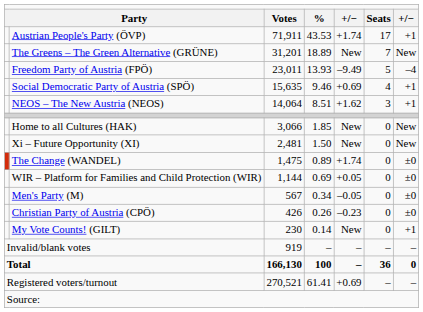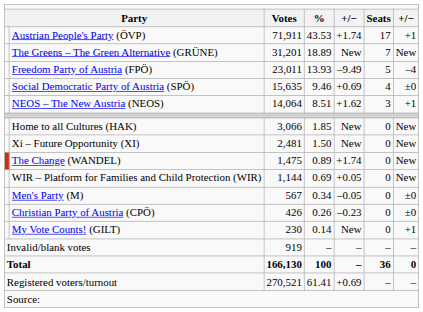(410, 87) +1 -> (411, 87) ±0
(411, 161) ±0 -> (406, 161) New
(411, 178) ±0 -> (406, 178) New
